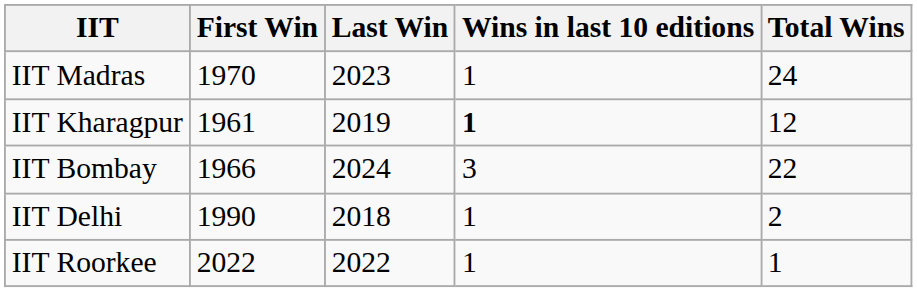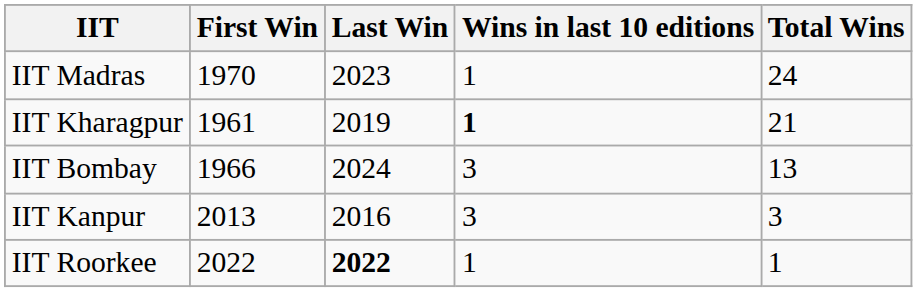(783, 121) 12 -> (783, 121) 21
(783, 168) 22 -> (783, 168) 13
+ row: (78, 215)
- row: (67, 215)
(361, 262) normal -> (361, 262) bold
